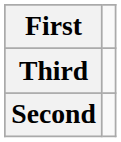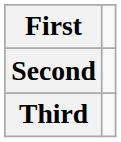rows swapped: (54, 114) <-> (54, 70)
